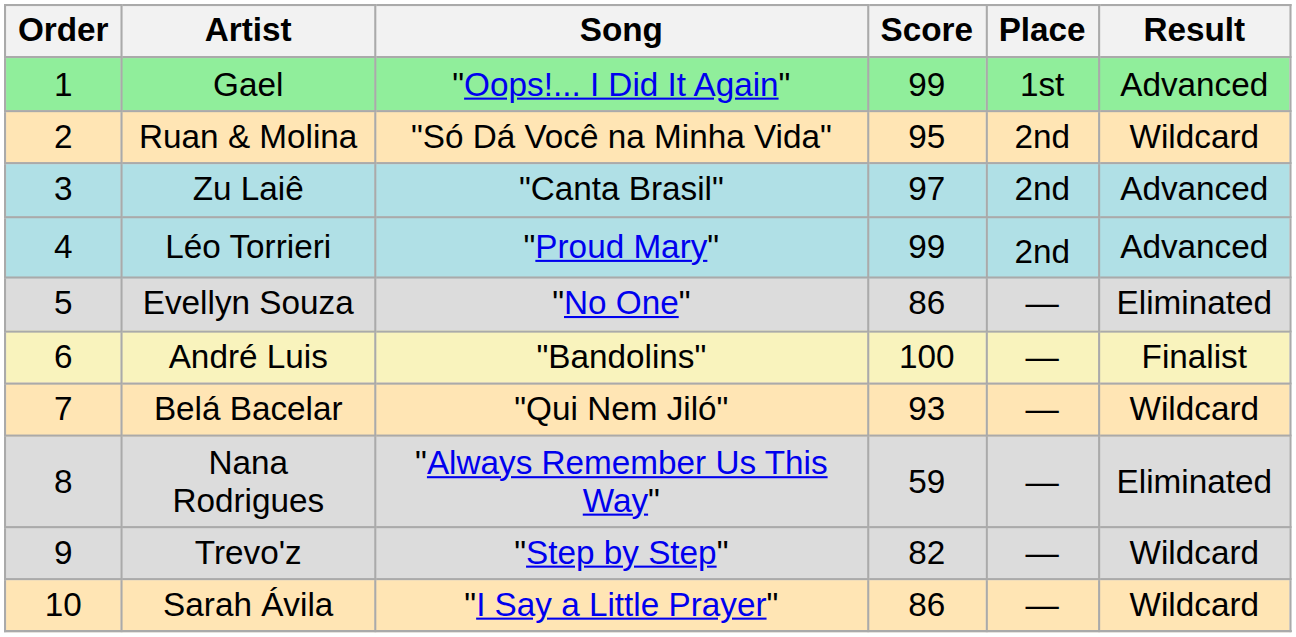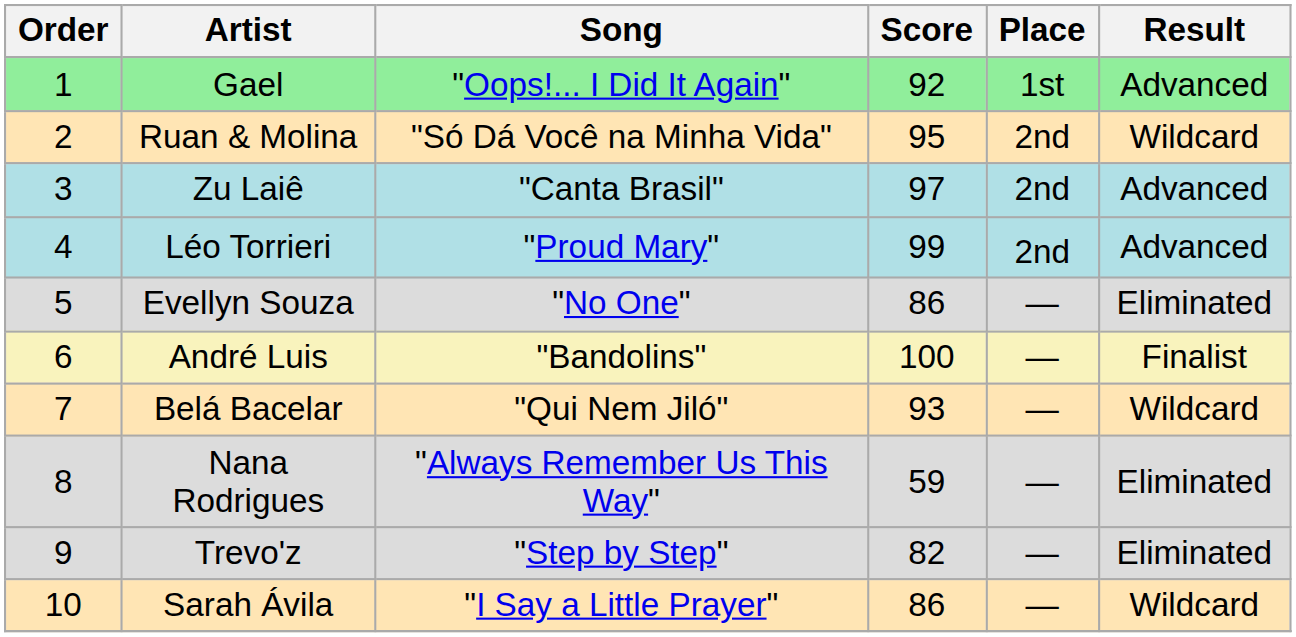(927, 83) 99 -> (927, 83) 92
(1194, 552) Wildcard -> (1194, 552) Eliminated
